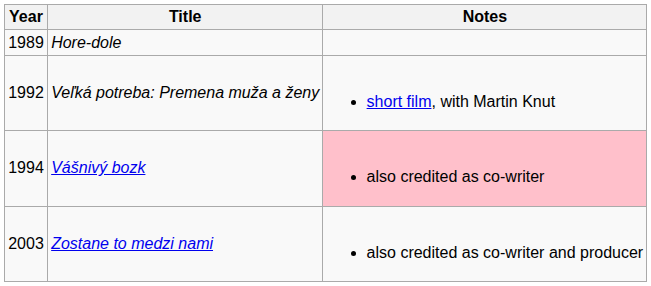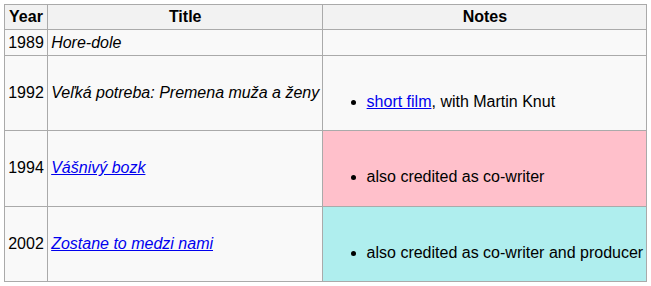(26, 243) 2003 -> (26, 243) 2002
(485, 253) no background -> (485, 253) paleturquoise background
